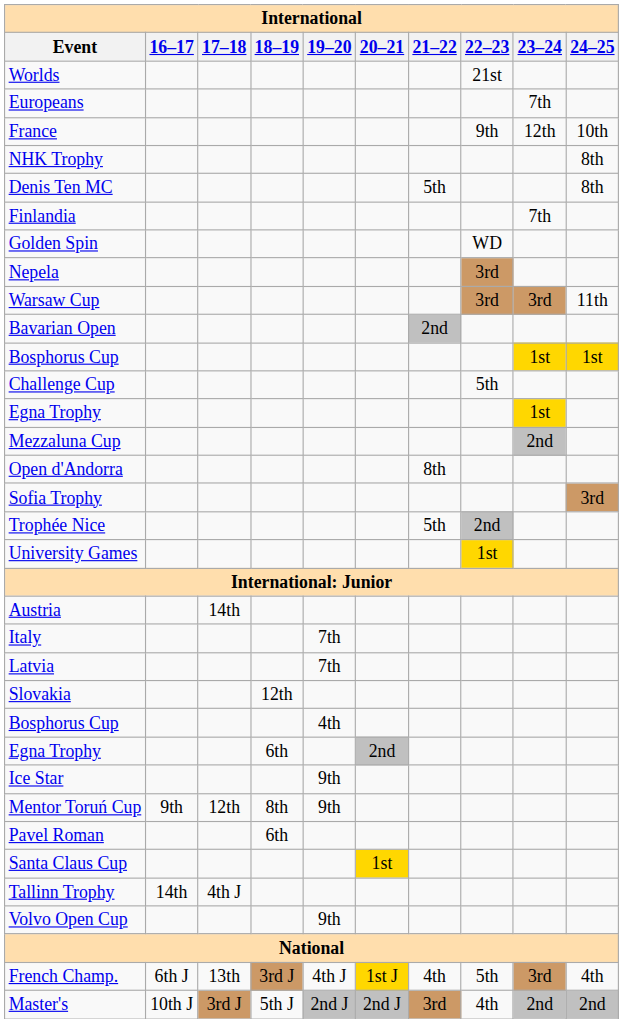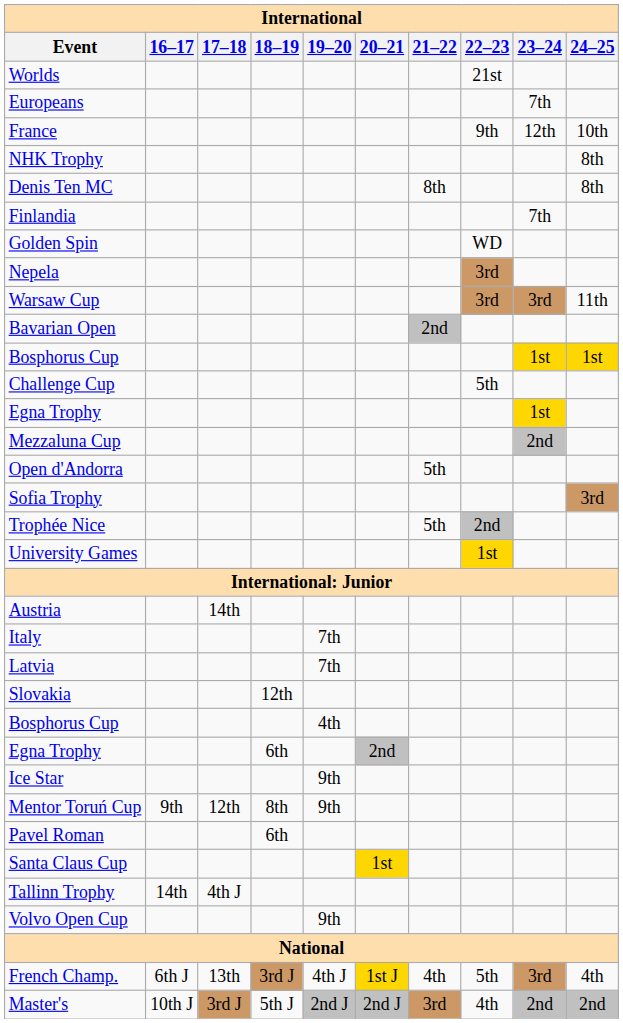(435, 187) 5th -> (435, 187) 8th
(435, 469) 8th -> (435, 469) 5th
